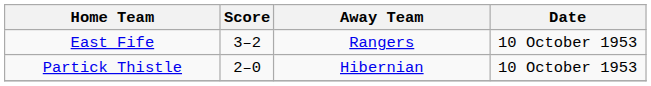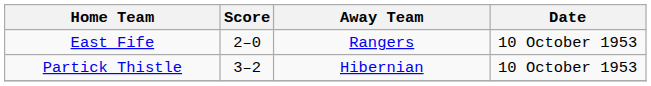(247, 42) 3–2 -> (247, 42) 2–0
(247, 68) 2–0 -> (247, 68) 3–2
